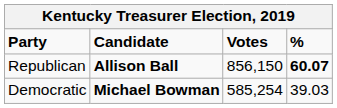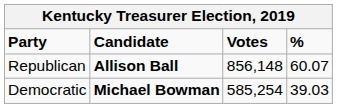(255, 66) 856,150 -> (255, 66) 856,148
(309, 66) bold -> (309, 66) normal
